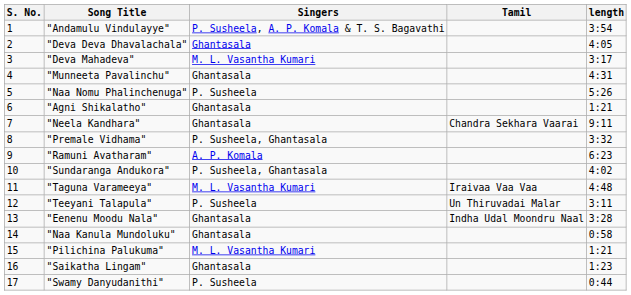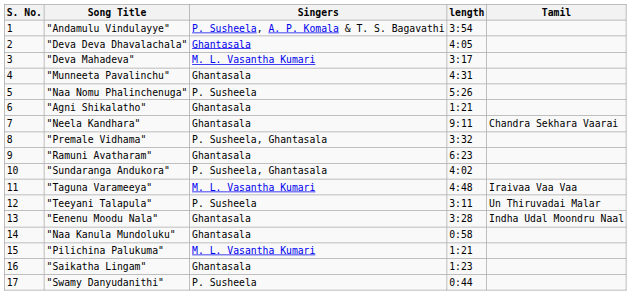columns swapped: (606, 12) <-> (517, 12)
(227, 155) A. P. Komala -> (221, 155) Ghantasala
